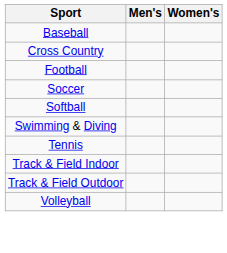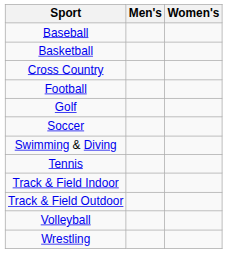+ row: (66, 51)
+ row: (66, 107)
- row: (66, 107)
+ row: (66, 239)
